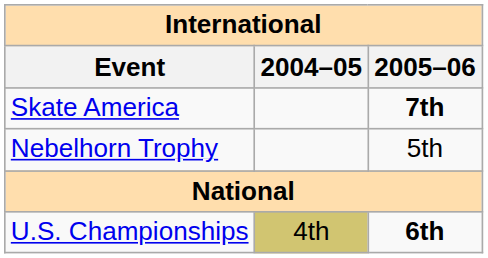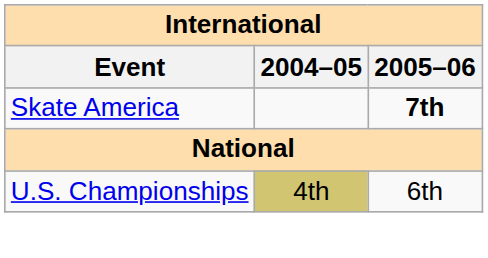- row: (114, 149)
(425, 231) bold -> (425, 190) normal
